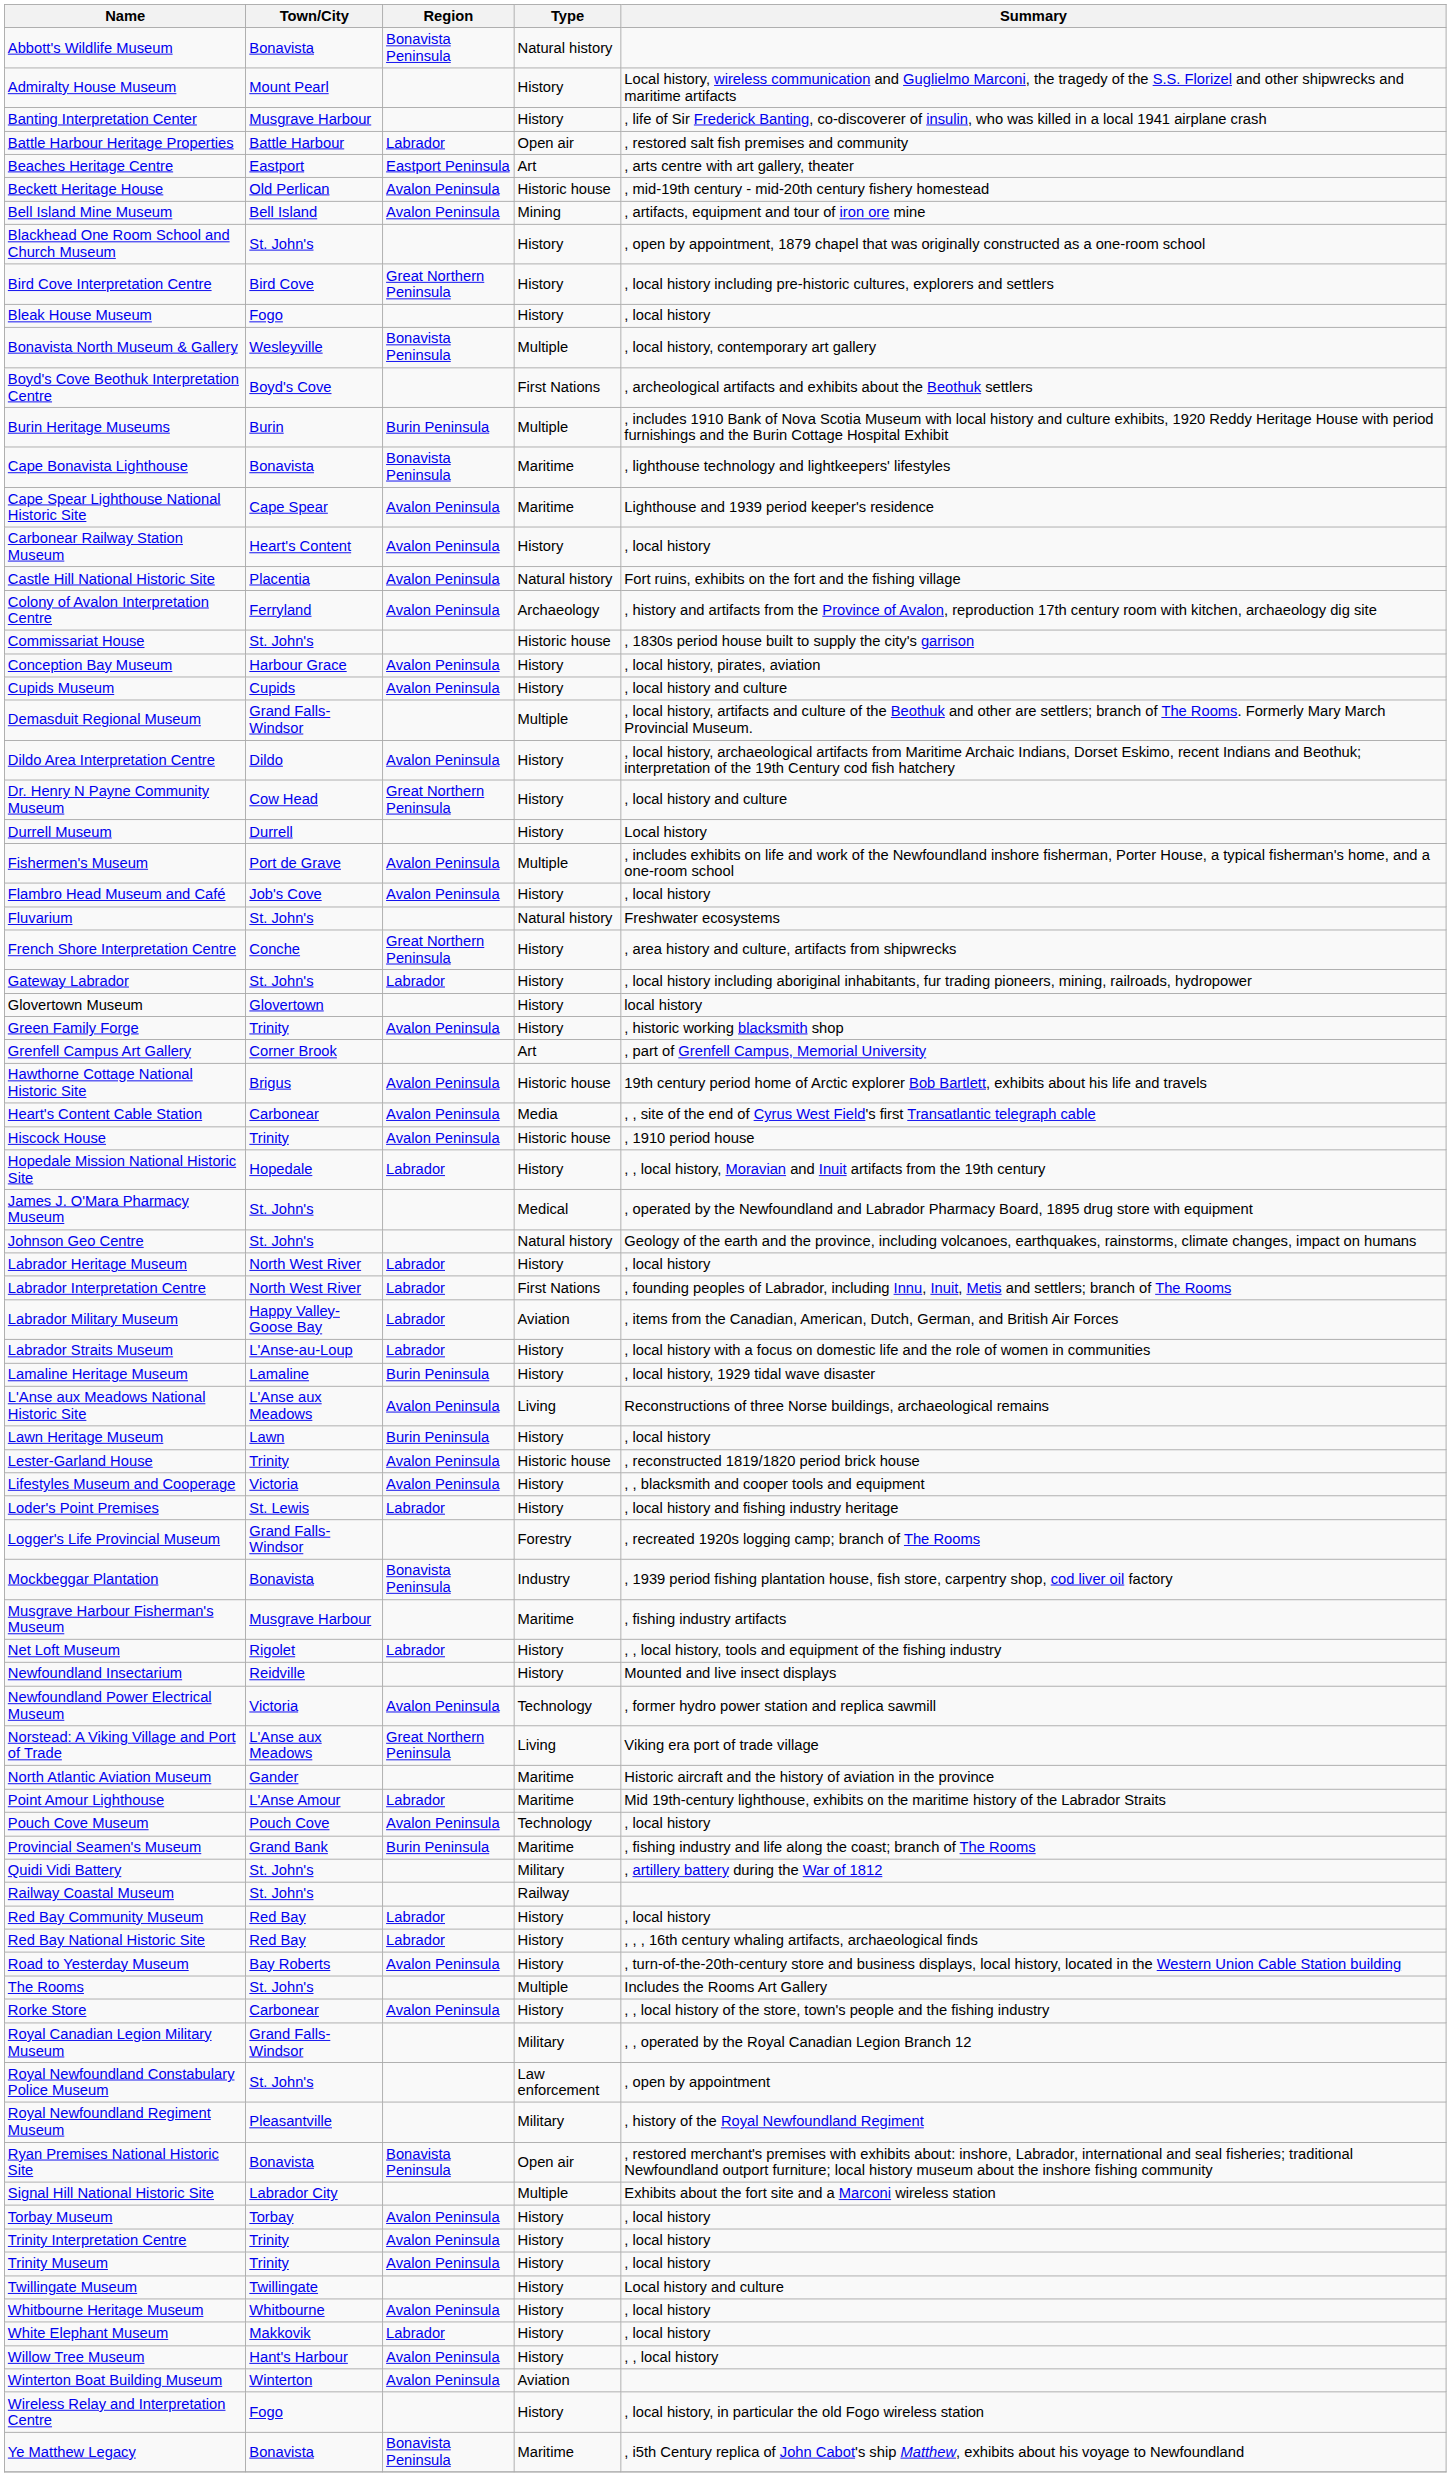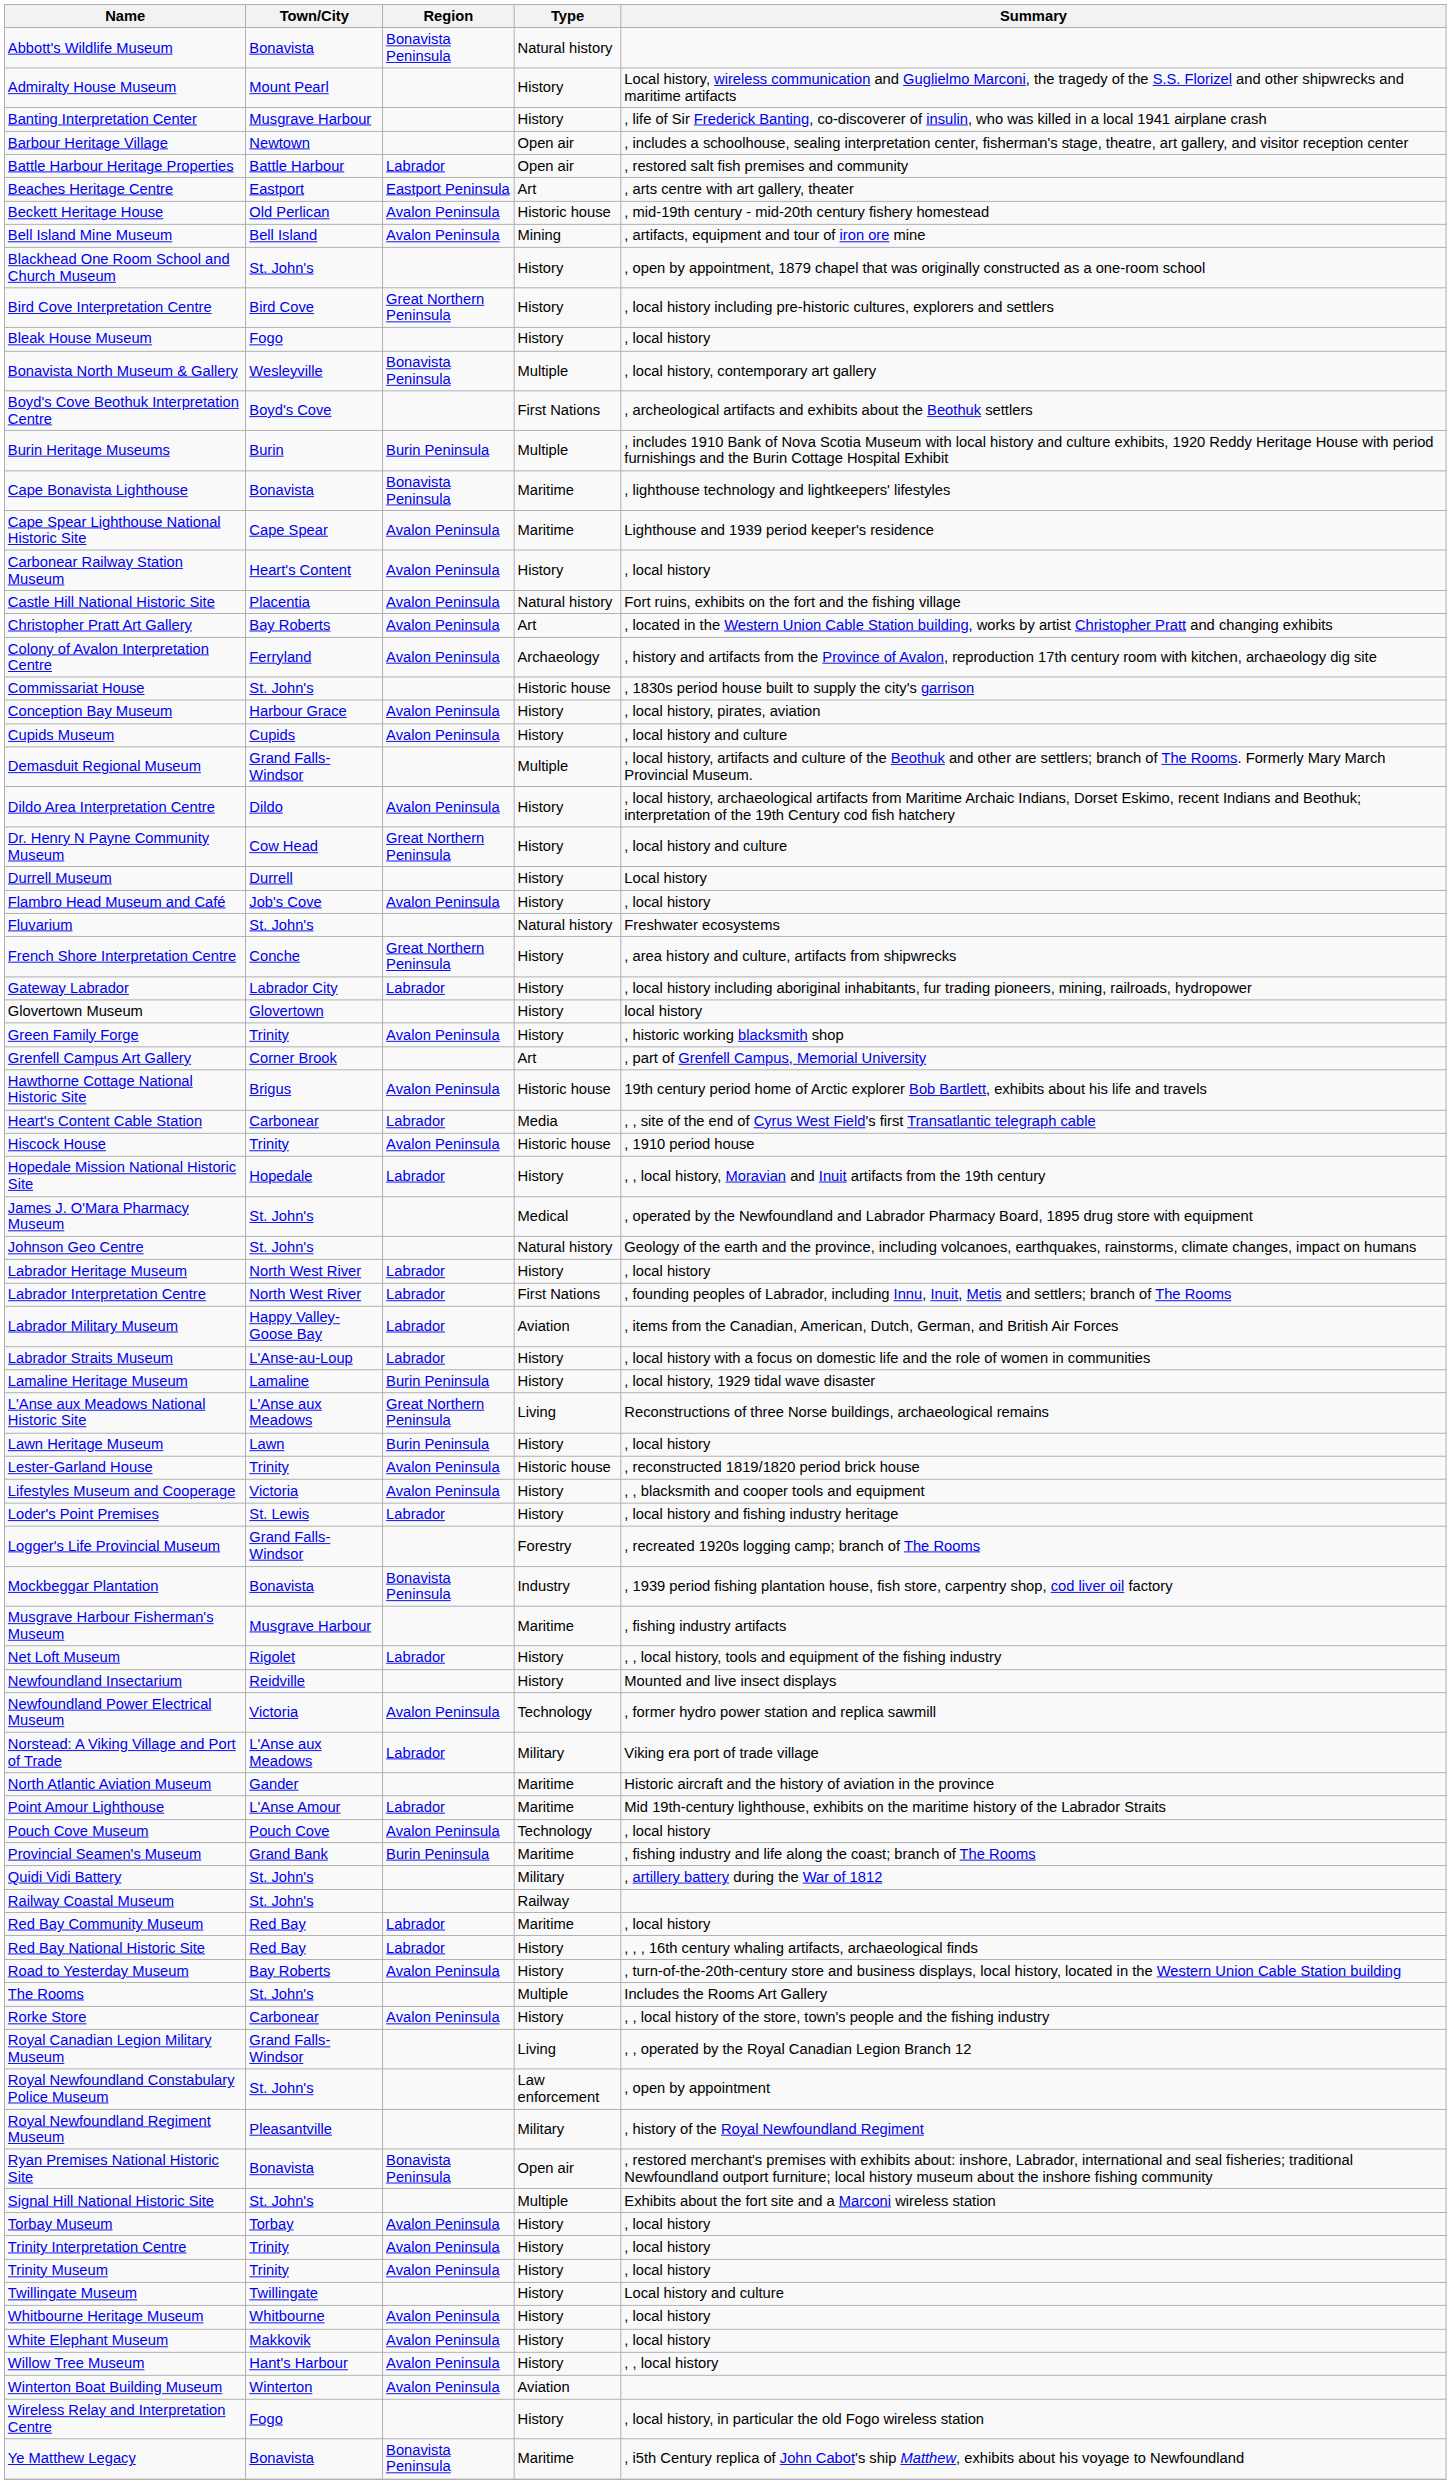+ row: (88, 142)
+ row: (100, 625)
- row: (78, 863)
(281, 981) St. John's -> (294, 988) Labrador City
(443, 1114) Avalon Peninsula -> (416, 1121) Labrador
(443, 1406) Avalon Peninsula -> (435, 1412) Great Northern Peninsula
(435, 1745) Great Northern Peninsula -> (416, 1752) Labrador
(537, 1745) Living -> (541, 1752) Military
(540, 1917) History -> (546, 1924) Maritime
(541, 2042) Military -> (537, 2049) Living
(294, 2193) Labrador City -> (281, 2200) St. John's
(416, 2333) Labrador -> (443, 2340) Avalon Peninsula
